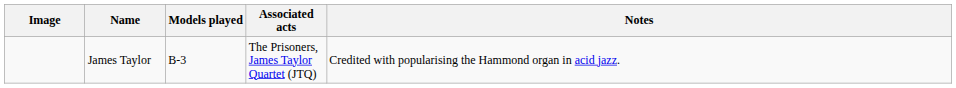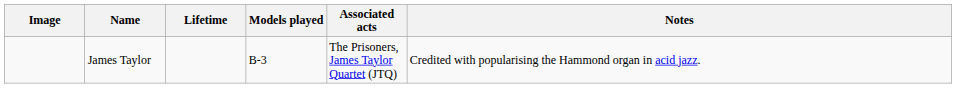+ column: (206, 20)
